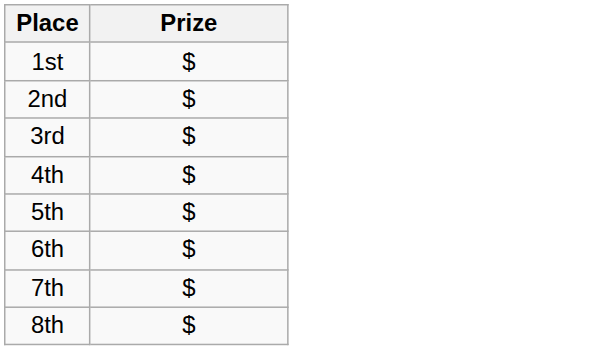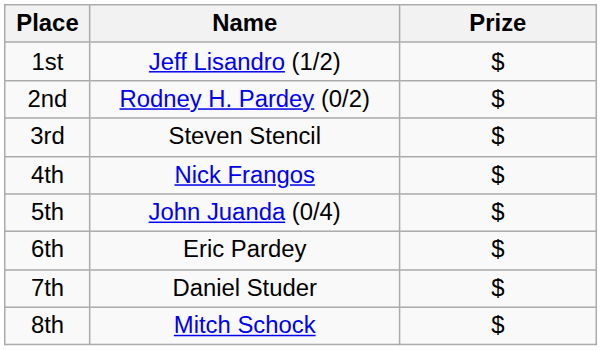+ column: (245, 23)
